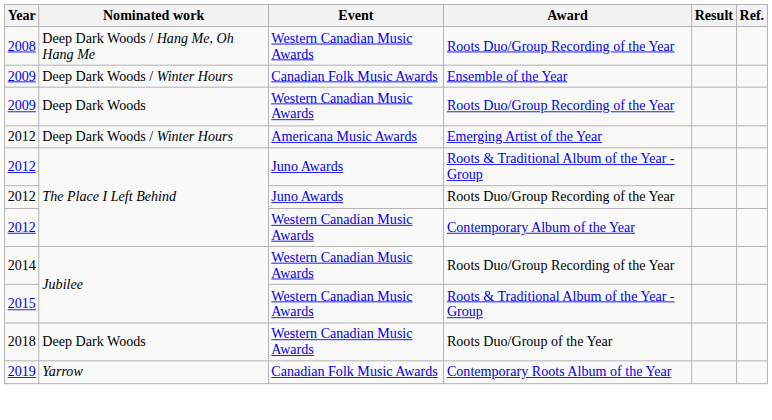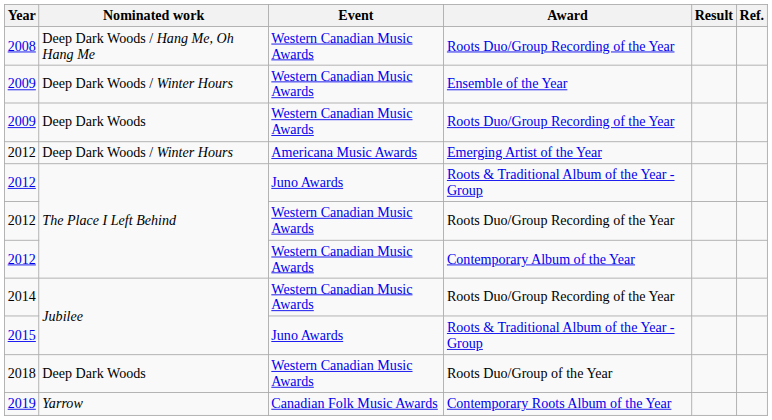(355, 76) Canadian Folk Music Awards -> (342, 84) Western Canadian Music Awards
(307, 197) Juno Awards -> (342, 220) Western Canadian Music Awards
(342, 303) Western Canadian Music Awards -> (307, 335) Juno Awards
